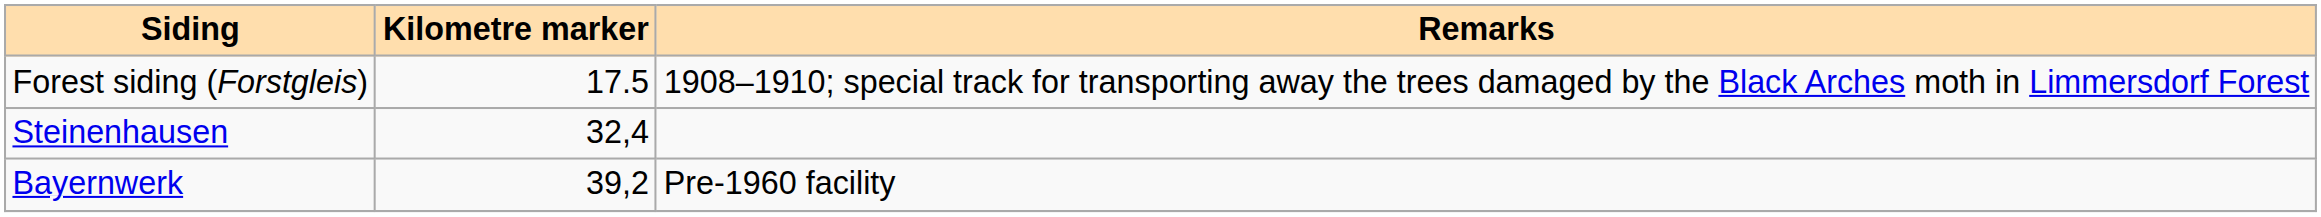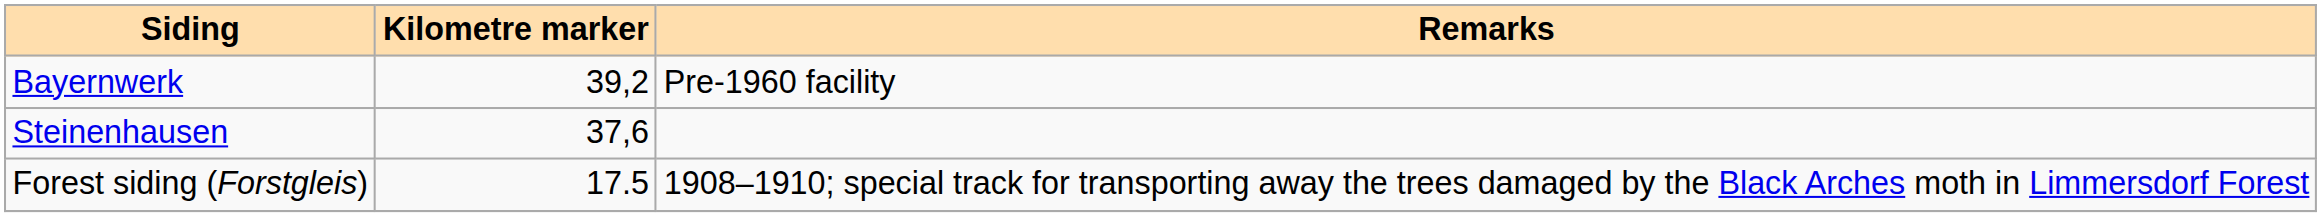rows swapped: (190, 81) <-> (98, 183)
(617, 132) 32,4 -> (617, 132) 37,6
